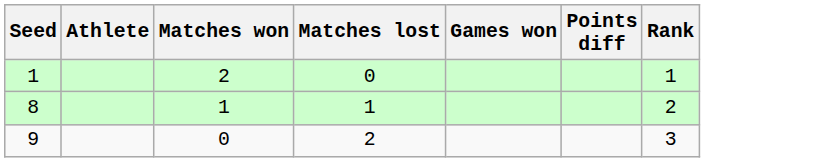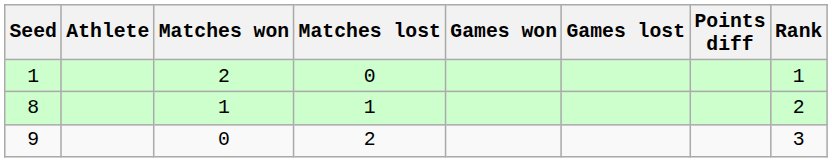+ column: (626, 32)
